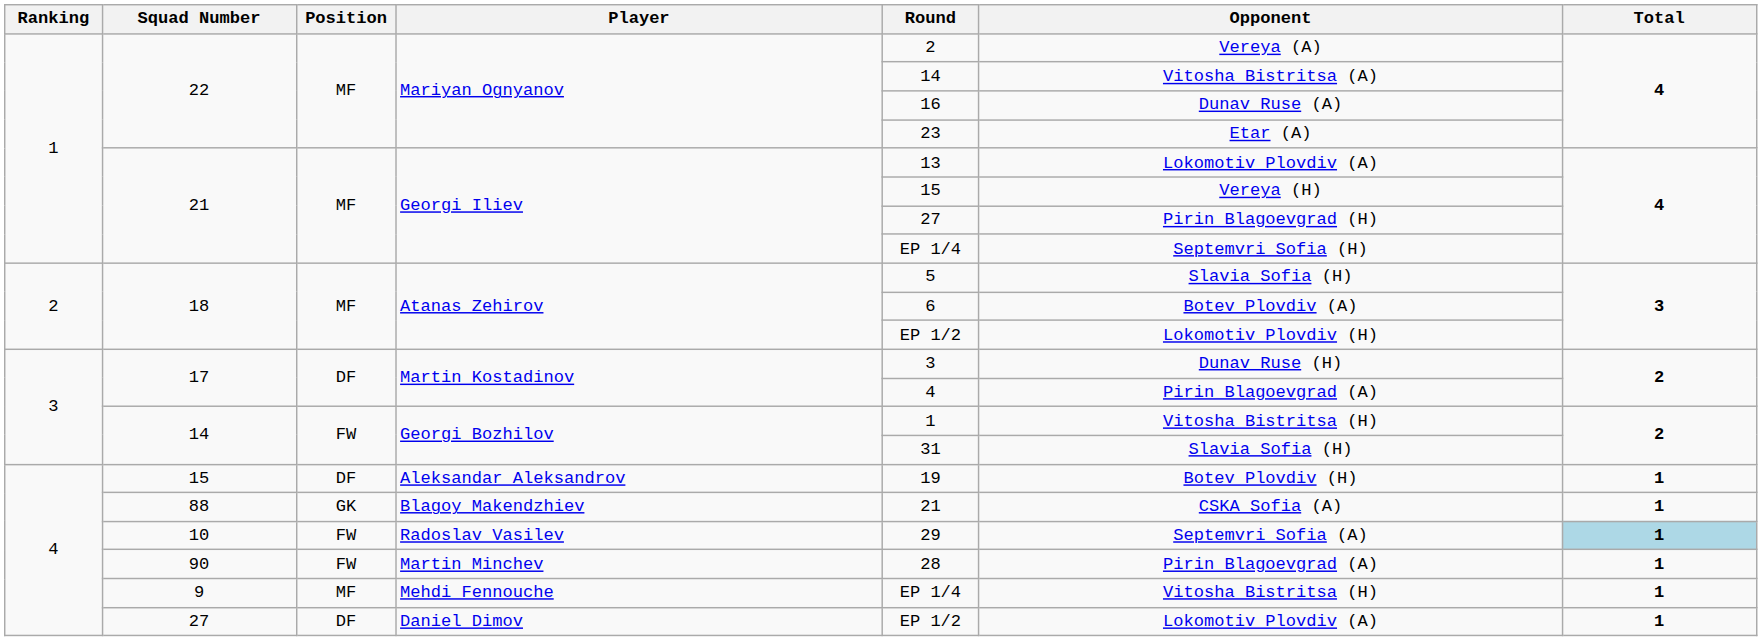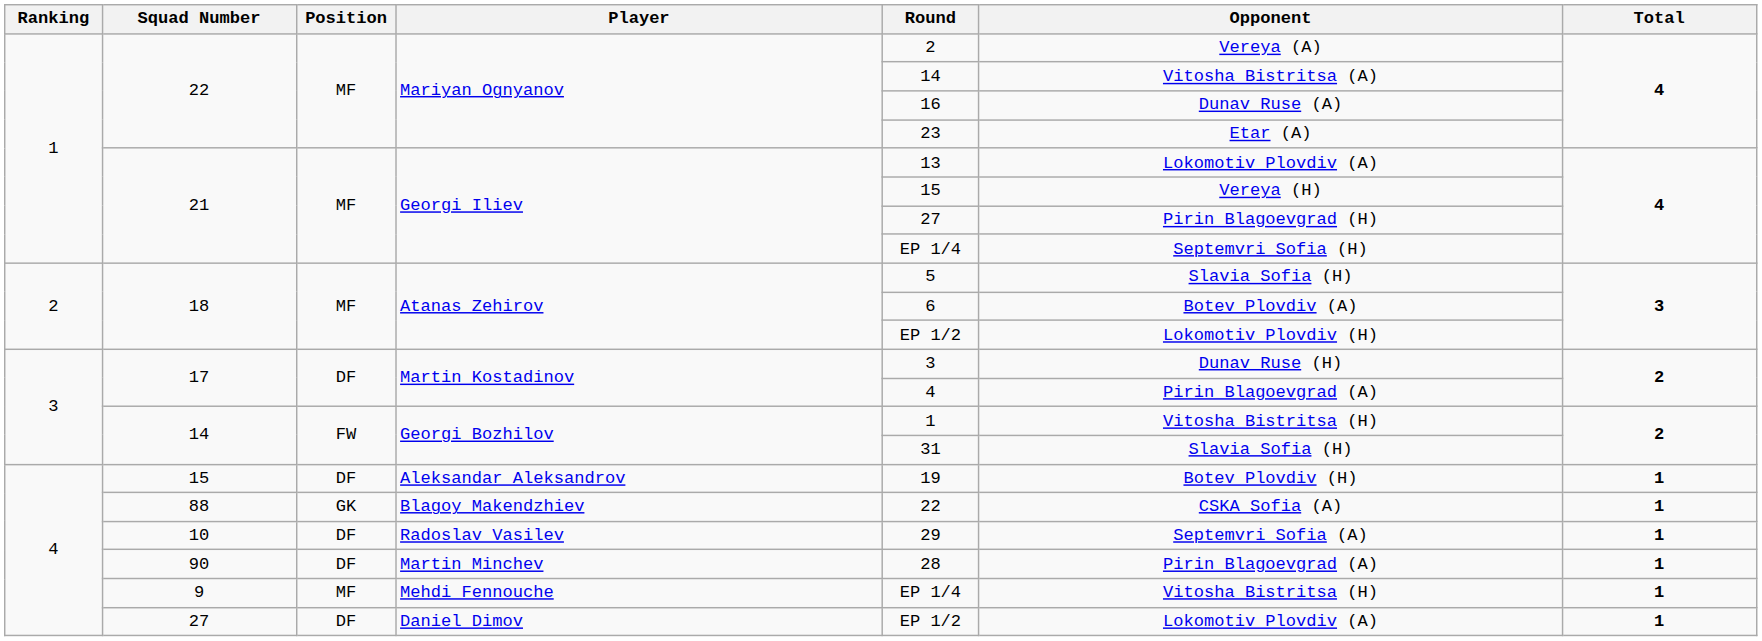(930, 507) 21 -> (930, 507) 22
(346, 535) FW -> (346, 535) DF
(1659, 535) lightblue background -> (1659, 535) no background
(346, 564) FW -> (346, 564) DF
